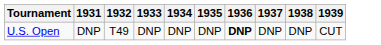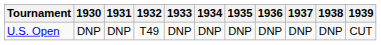+ column: (89, 13)
(240, 31) bold -> (270, 31) normal
